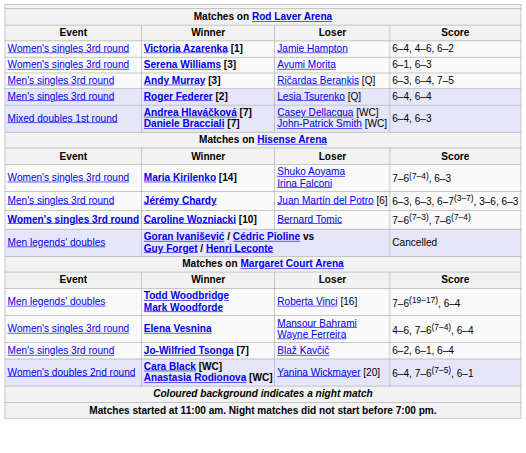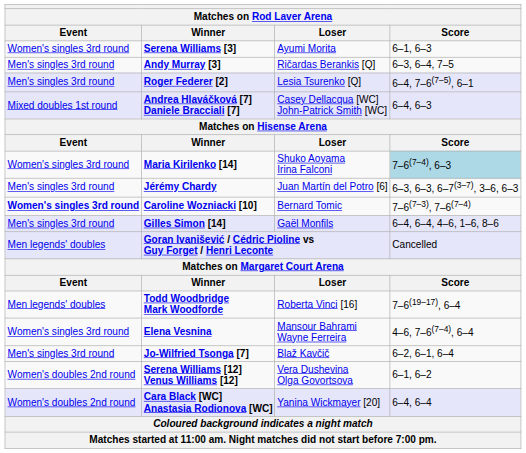- row: (193, 49)
(412, 97) 6–4, 6–4 -> (433, 82) 6–4, 7–6(7–5), 6–1
(422, 178) no background -> (422, 164) lightblue background
+ row: (185, 223)
+ row: (193, 375)
(433, 372) 6–4, 7–6(7–5), 6–1 -> (412, 402) 6–4, 6–4
